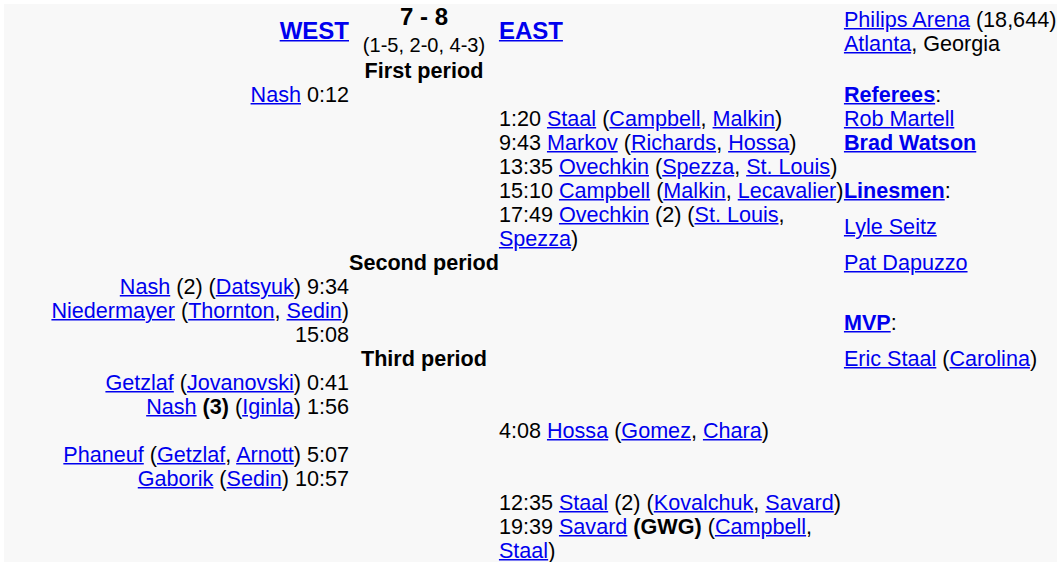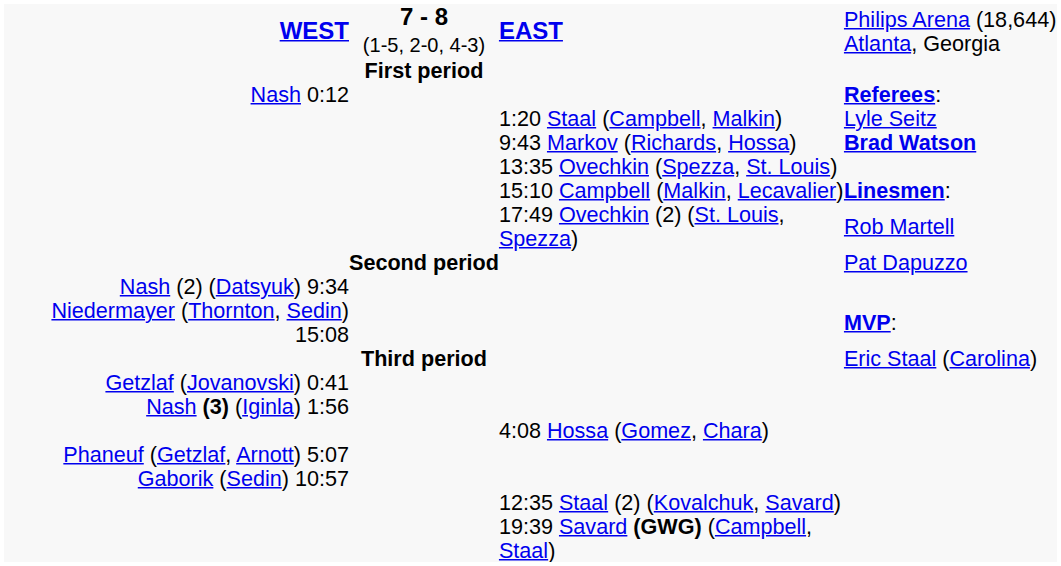(899, 118) Rob Martell -> (890, 118) Lyle Seitz
(890, 226) Lyle Seitz -> (899, 226) Rob Martell
